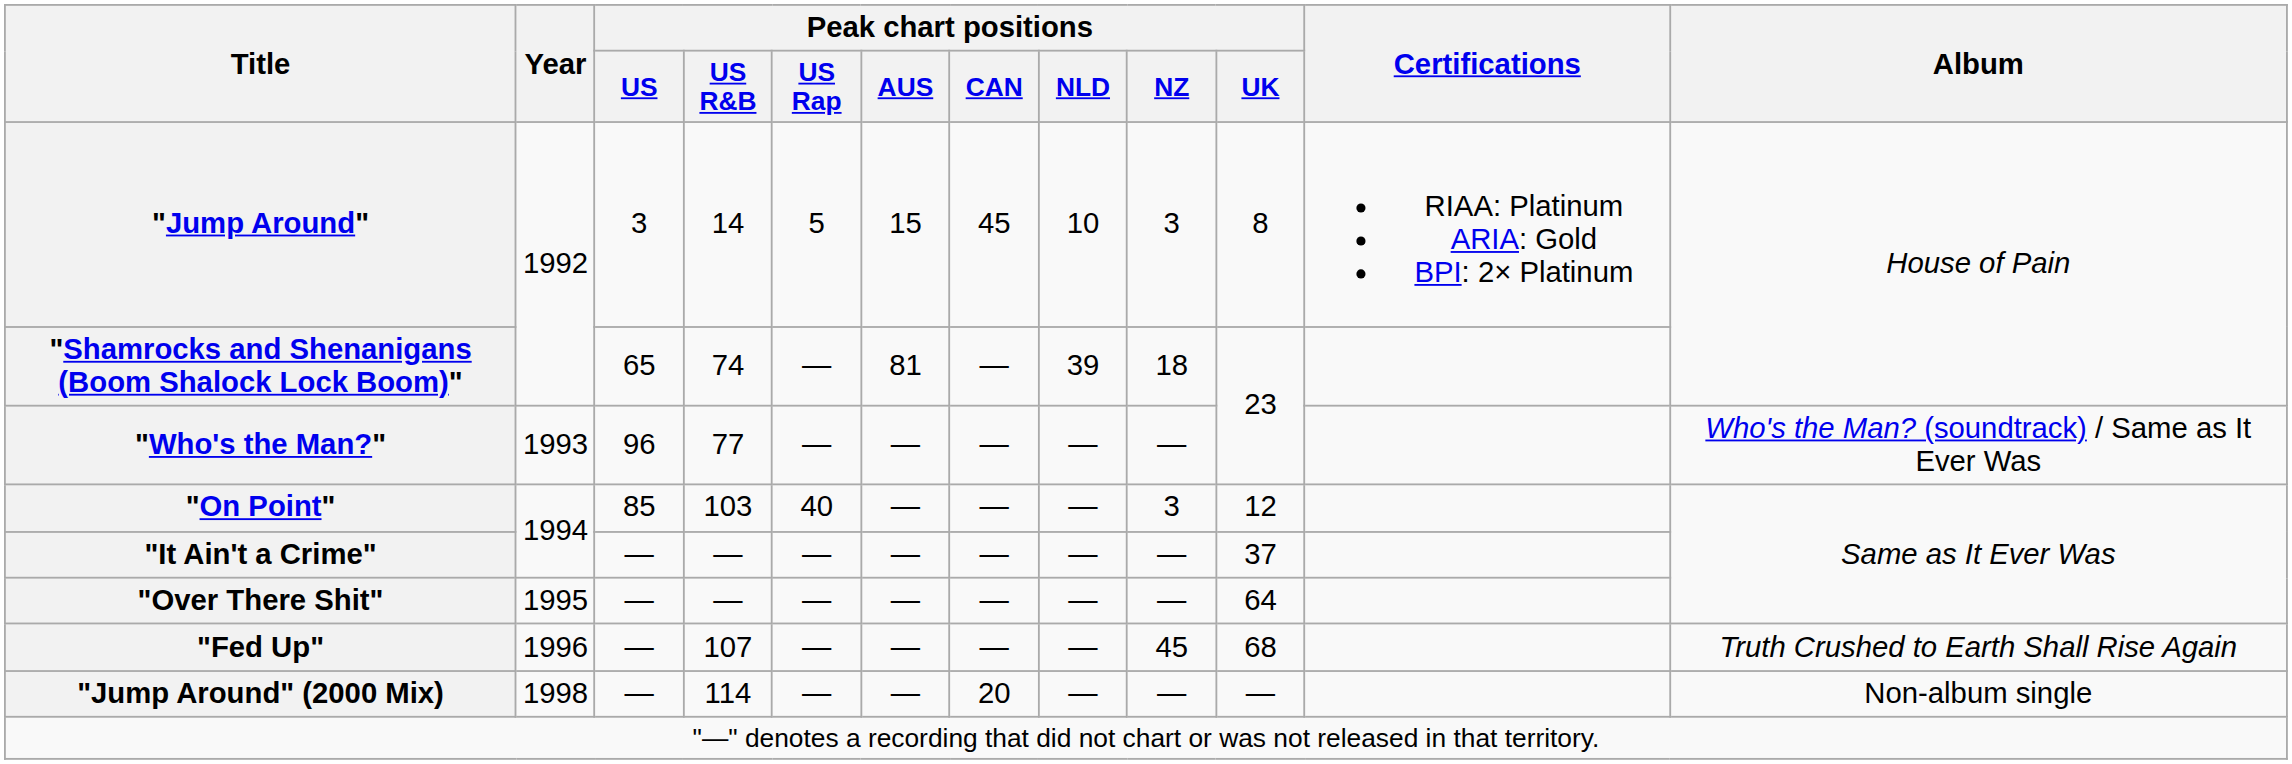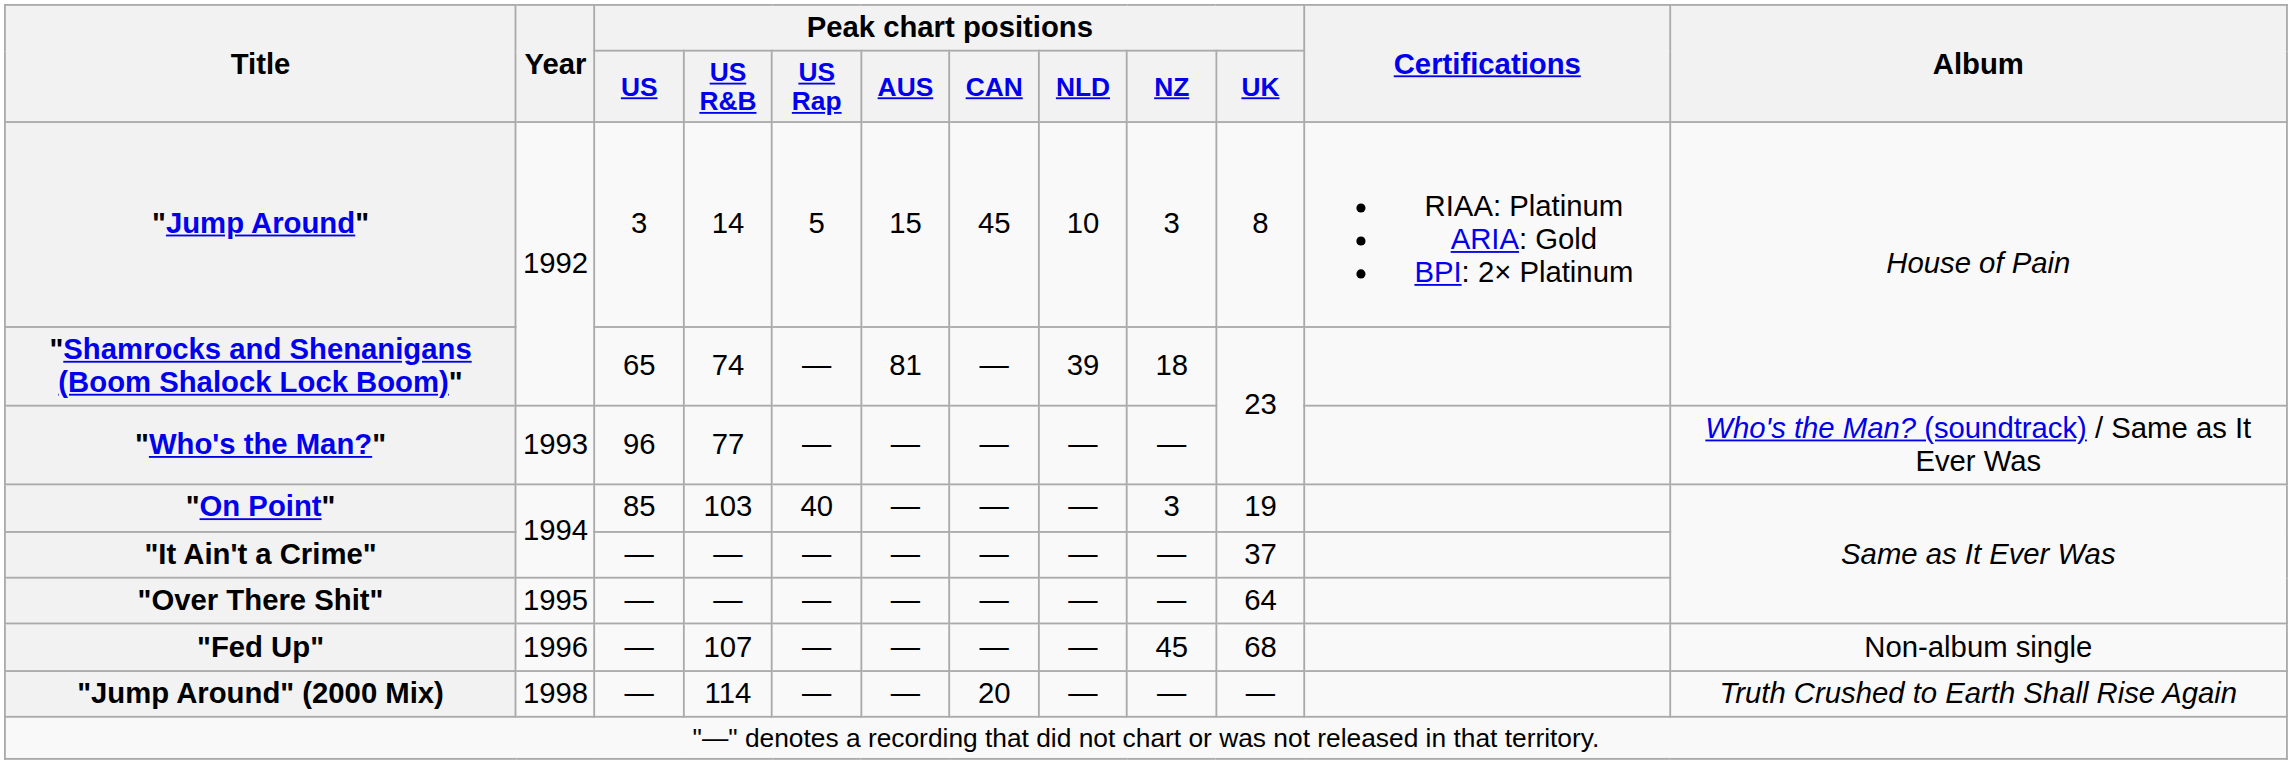(1260, 507) 12 -> (1260, 507) 19
(1978, 646) Truth Crushed to Earth Shall Rise Again -> (1978, 646) Non-album single
(1978, 693) Non-album single -> (1978, 693) Truth Crushed to Earth Shall Rise Again
